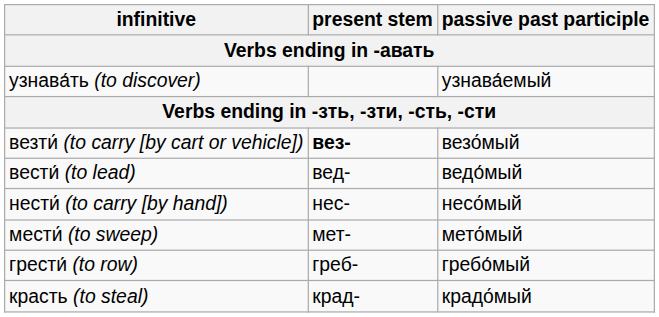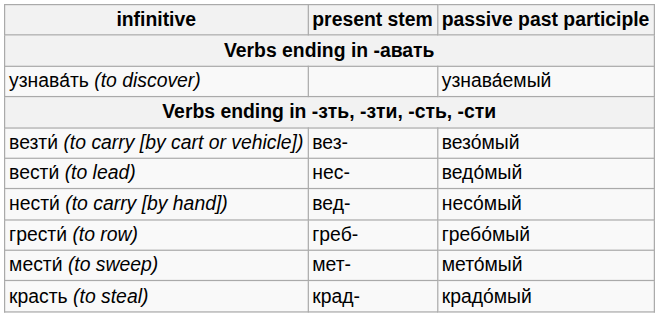(332, 142) bold -> (330, 142) normal
(331, 173) вед- -> (331, 173) нес-
(331, 204) нес- -> (331, 204) вед-
rows swapped: (84, 234) <-> (74, 265)
